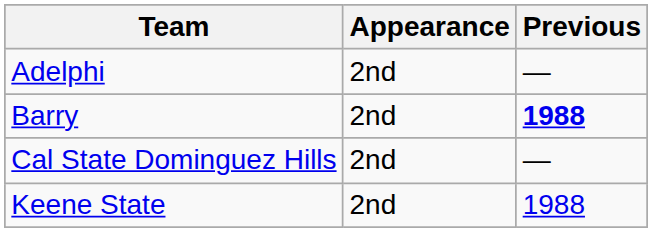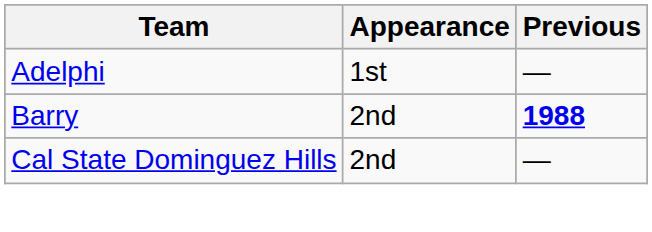(373, 71) 2nd -> (368, 71) 1st
- row: (88, 204)
